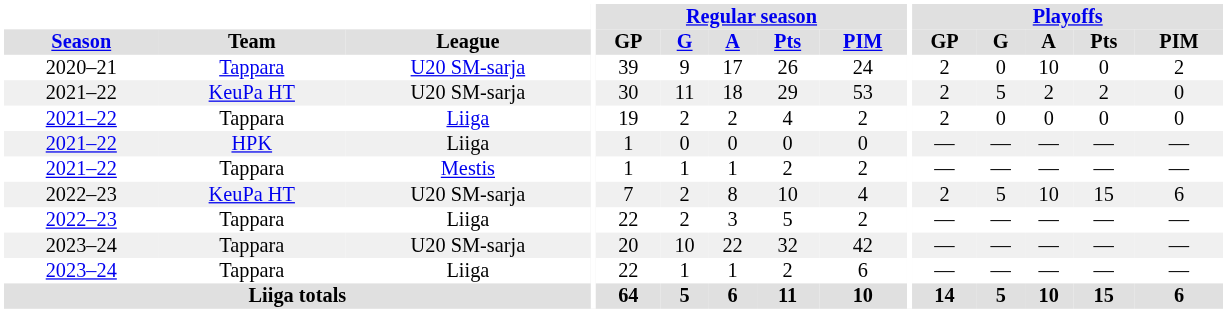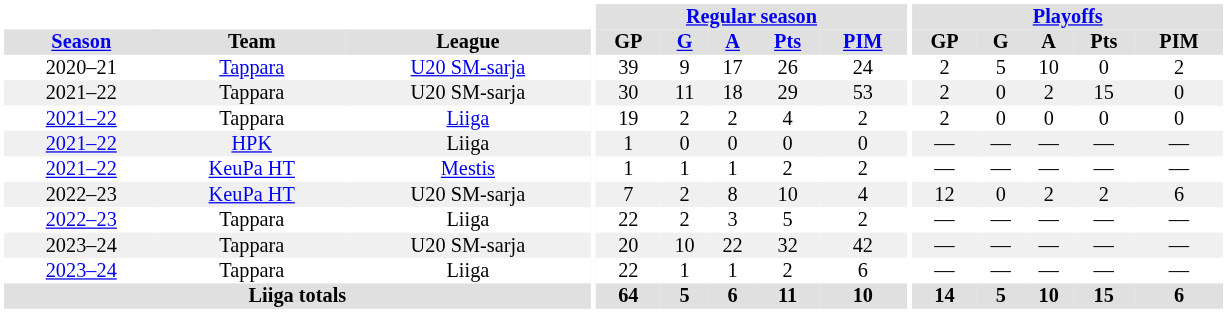(1001, 67) 0 -> (1001, 67) 5
(252, 92) KeuPa HT -> (252, 92) Tappara
(1001, 92) 5 -> (1001, 92) 0
(1104, 92) 2 -> (1104, 92) 15
(252, 168) Tappara -> (252, 168) KeuPa HT
(945, 194) 2 -> (945, 194) 12
(1001, 194) 5 -> (1001, 194) 0
(1049, 194) 10 -> (1049, 194) 2
(1104, 194) 15 -> (1104, 194) 2
